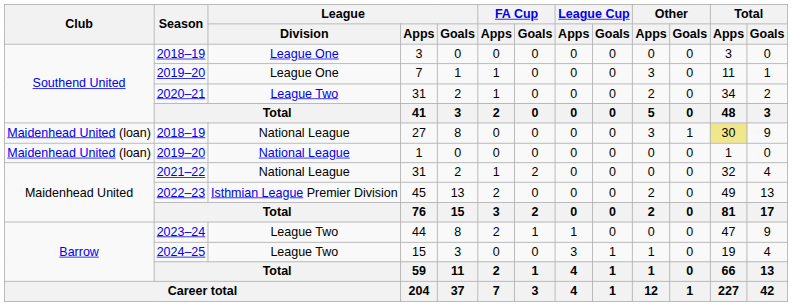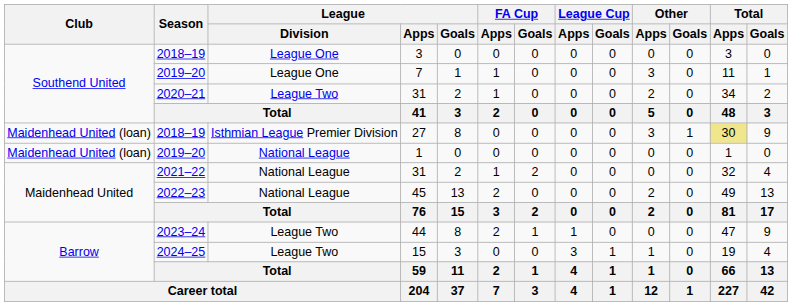(304, 133) National League -> (304, 133) Isthmian League Premier Division
(304, 192) Isthmian League Premier Division -> (304, 192) National League
